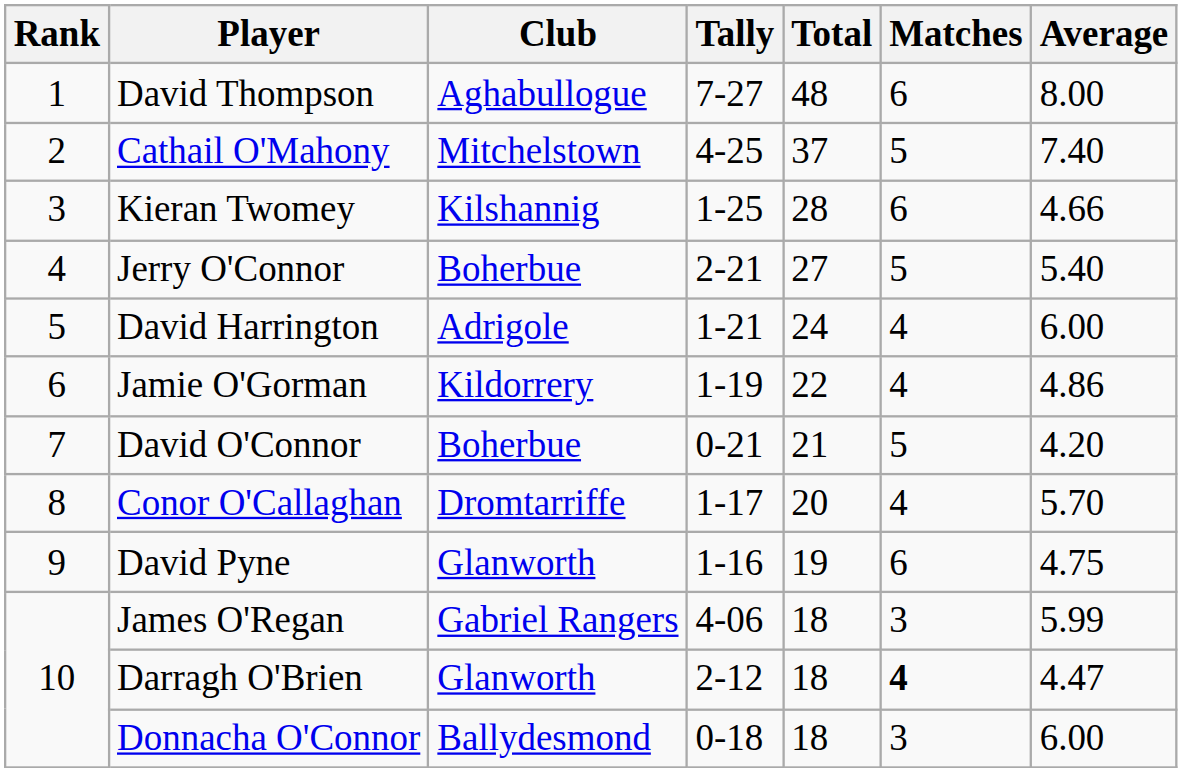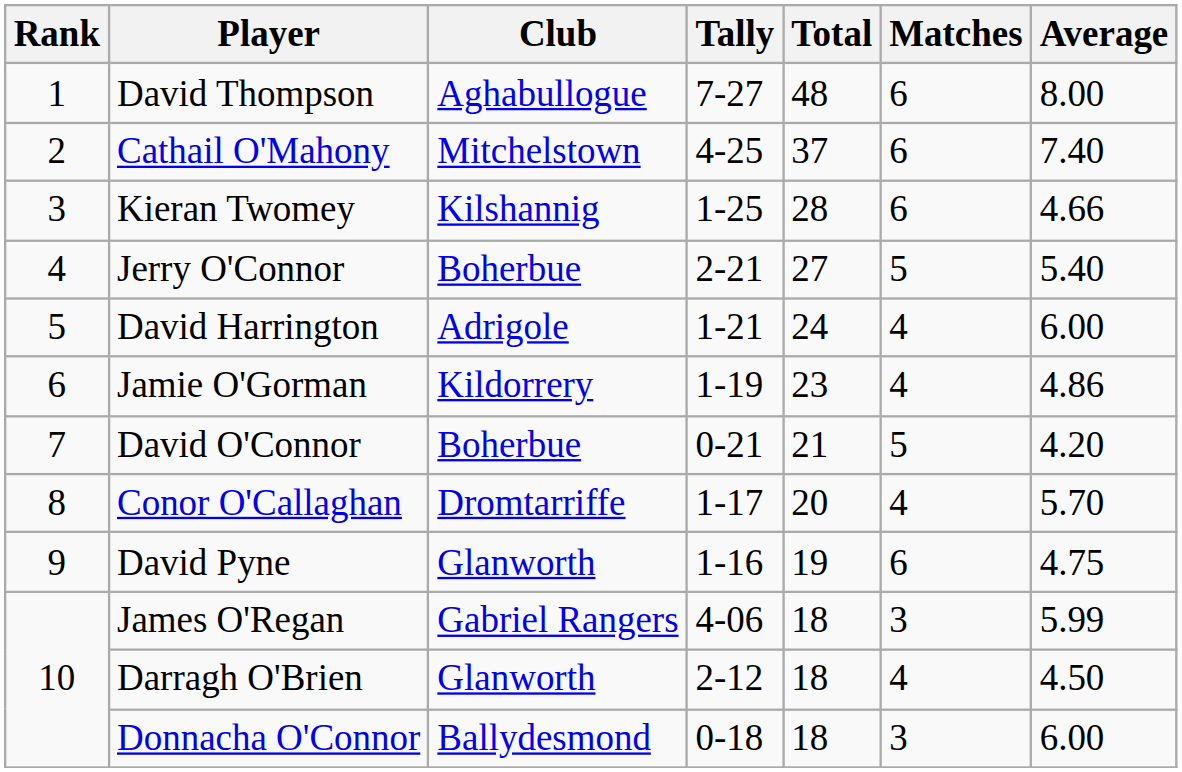(898, 151) 5 -> (898, 151) 6
(810, 385) 22 -> (810, 385) 23
(898, 678) bold -> (898, 678) normal
(1072, 678) 4.47 -> (1072, 678) 4.50
